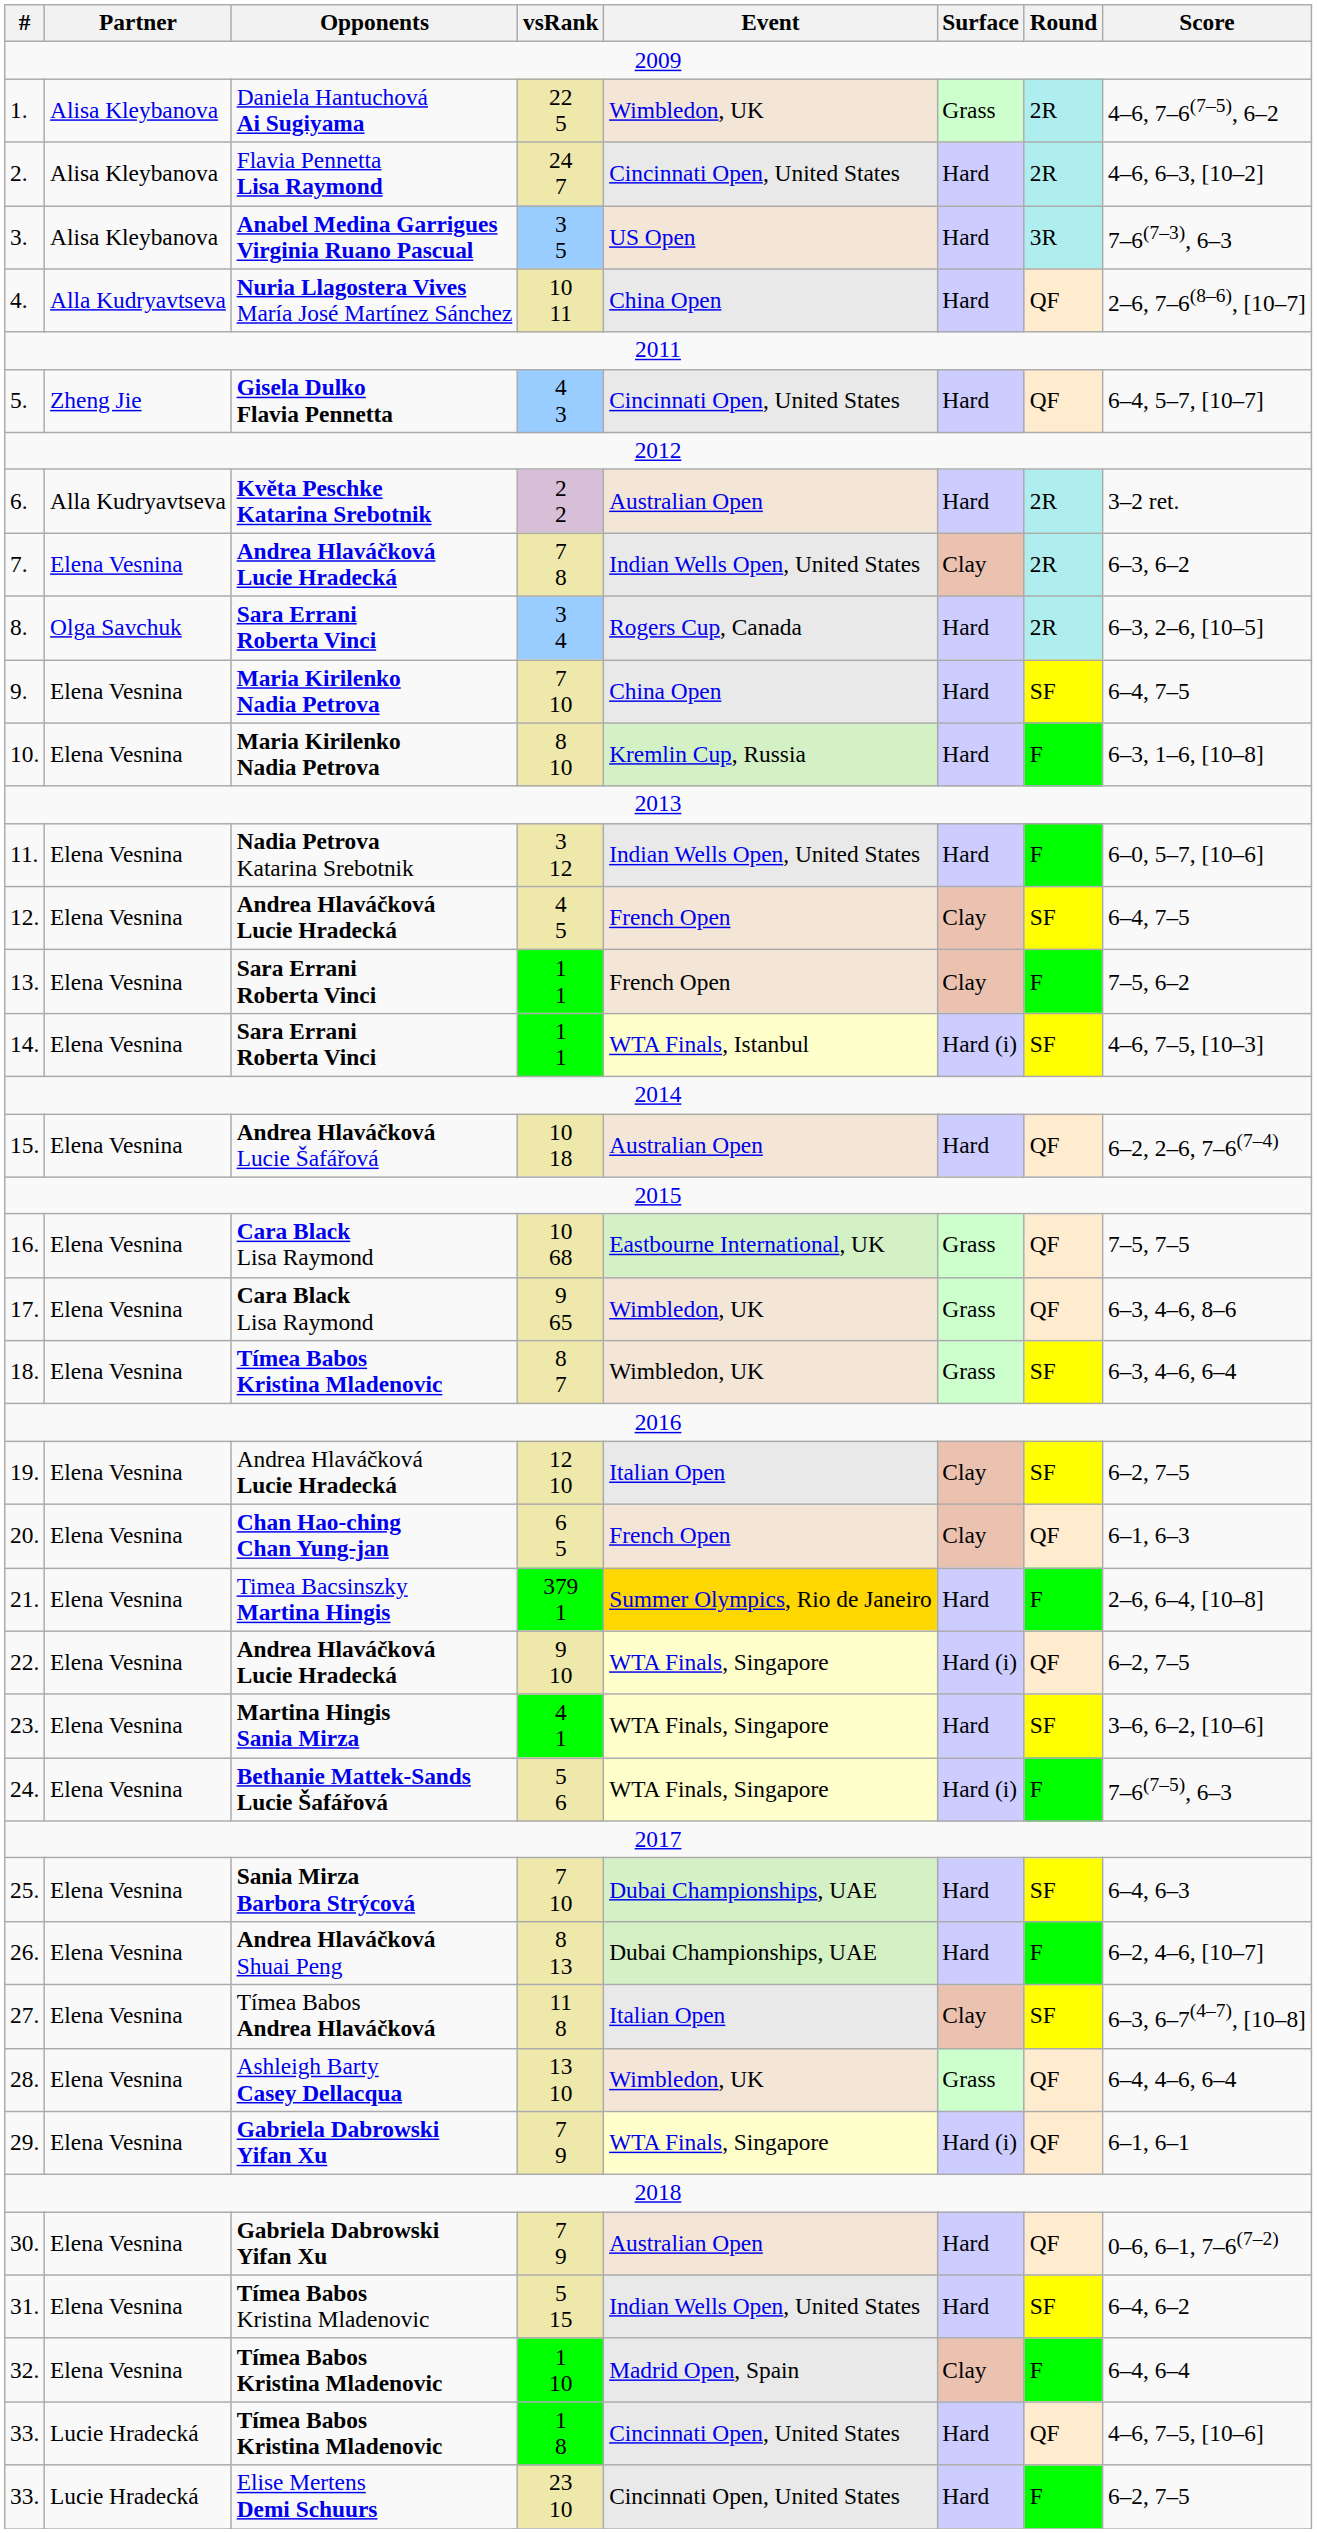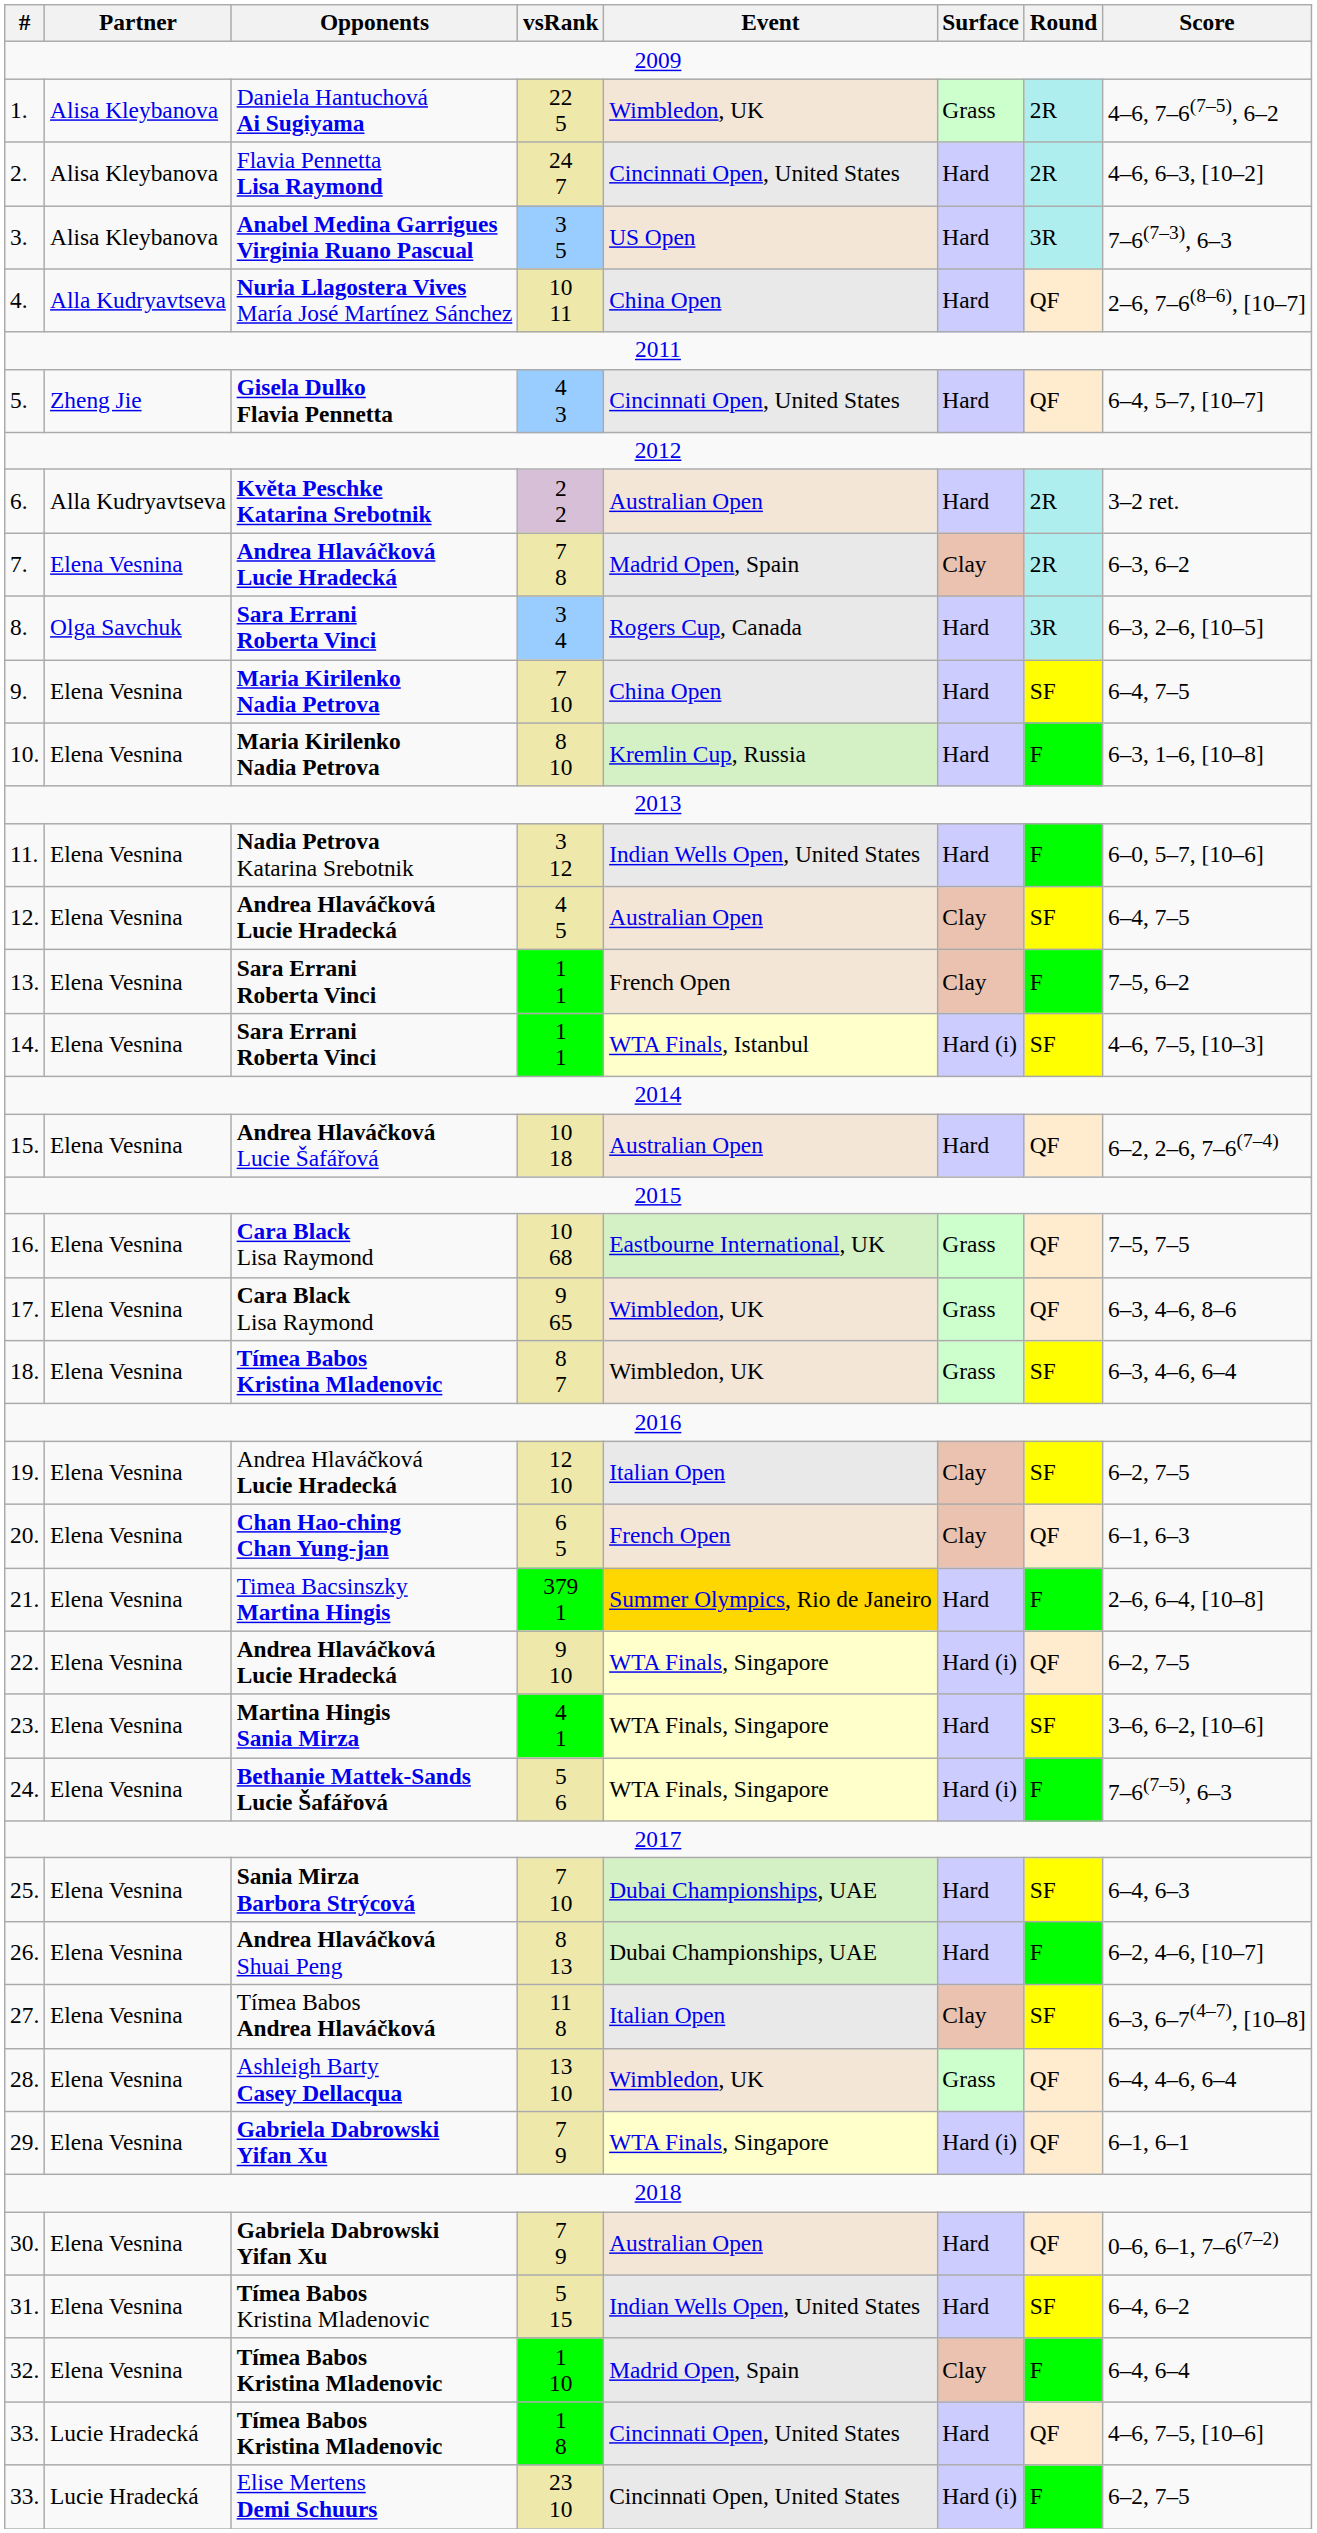(765, 564) Indian Wells Open, United States -> (704, 564) Madrid Open, Spain
(1043, 627) 2R -> (1043, 627) 3R
(670, 918) French Open -> (686, 918) Australian Open
(966, 2496) Hard -> (980, 2496) Hard (i)
